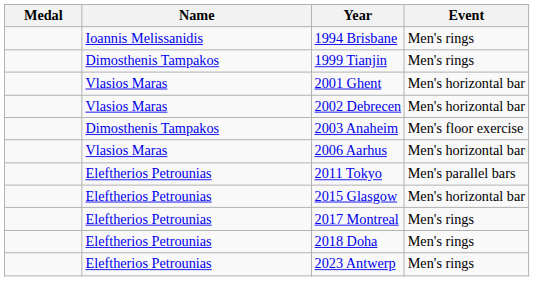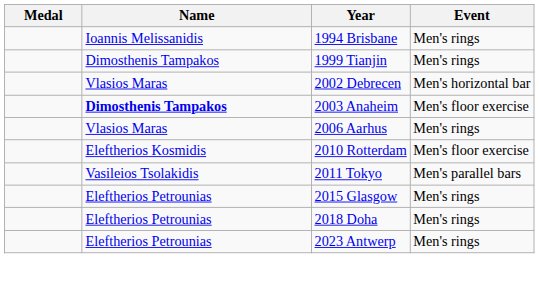- row: (348, 83)
(152, 128) normal -> (156, 106) bold
(466, 151) Men's horizontal bar -> (446, 128) Men's rings
+ row: (361, 151)
(149, 173) Eleftherios Petrounias -> (142, 173) Vasileios Tsolakidis
(466, 196) Men's horizontal bar -> (446, 196) Men's rings
- row: (357, 219)
